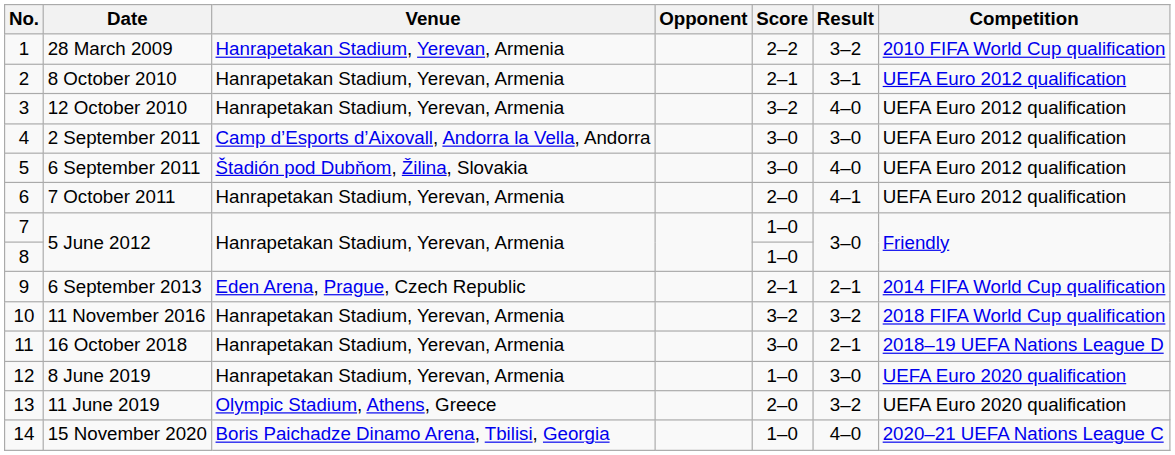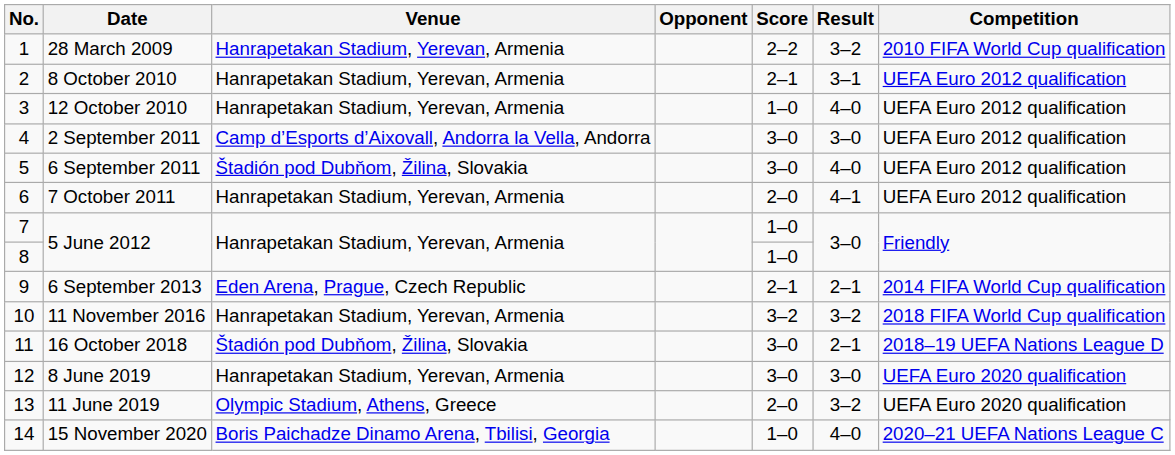(782, 108) 3–2 -> (782, 108) 1–0
(390, 345) Hanrapetakan Stadium, Yerevan, Armenia -> (372, 345) Štadión pod Dubňom, Žilina, Slovakia
(782, 375) 1–0 -> (782, 375) 3–0
